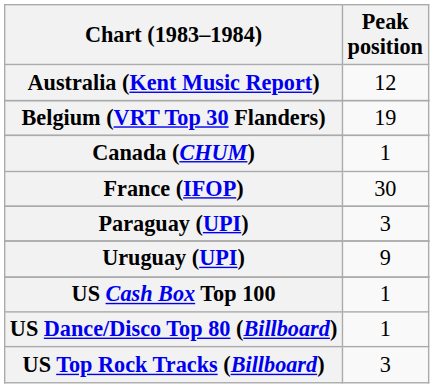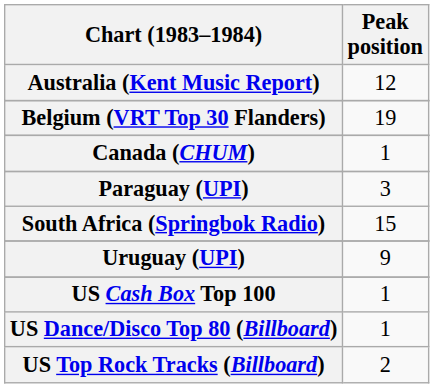- row: (174, 188)
+ row: (174, 223)
(385, 364) 3 -> (385, 364) 2
